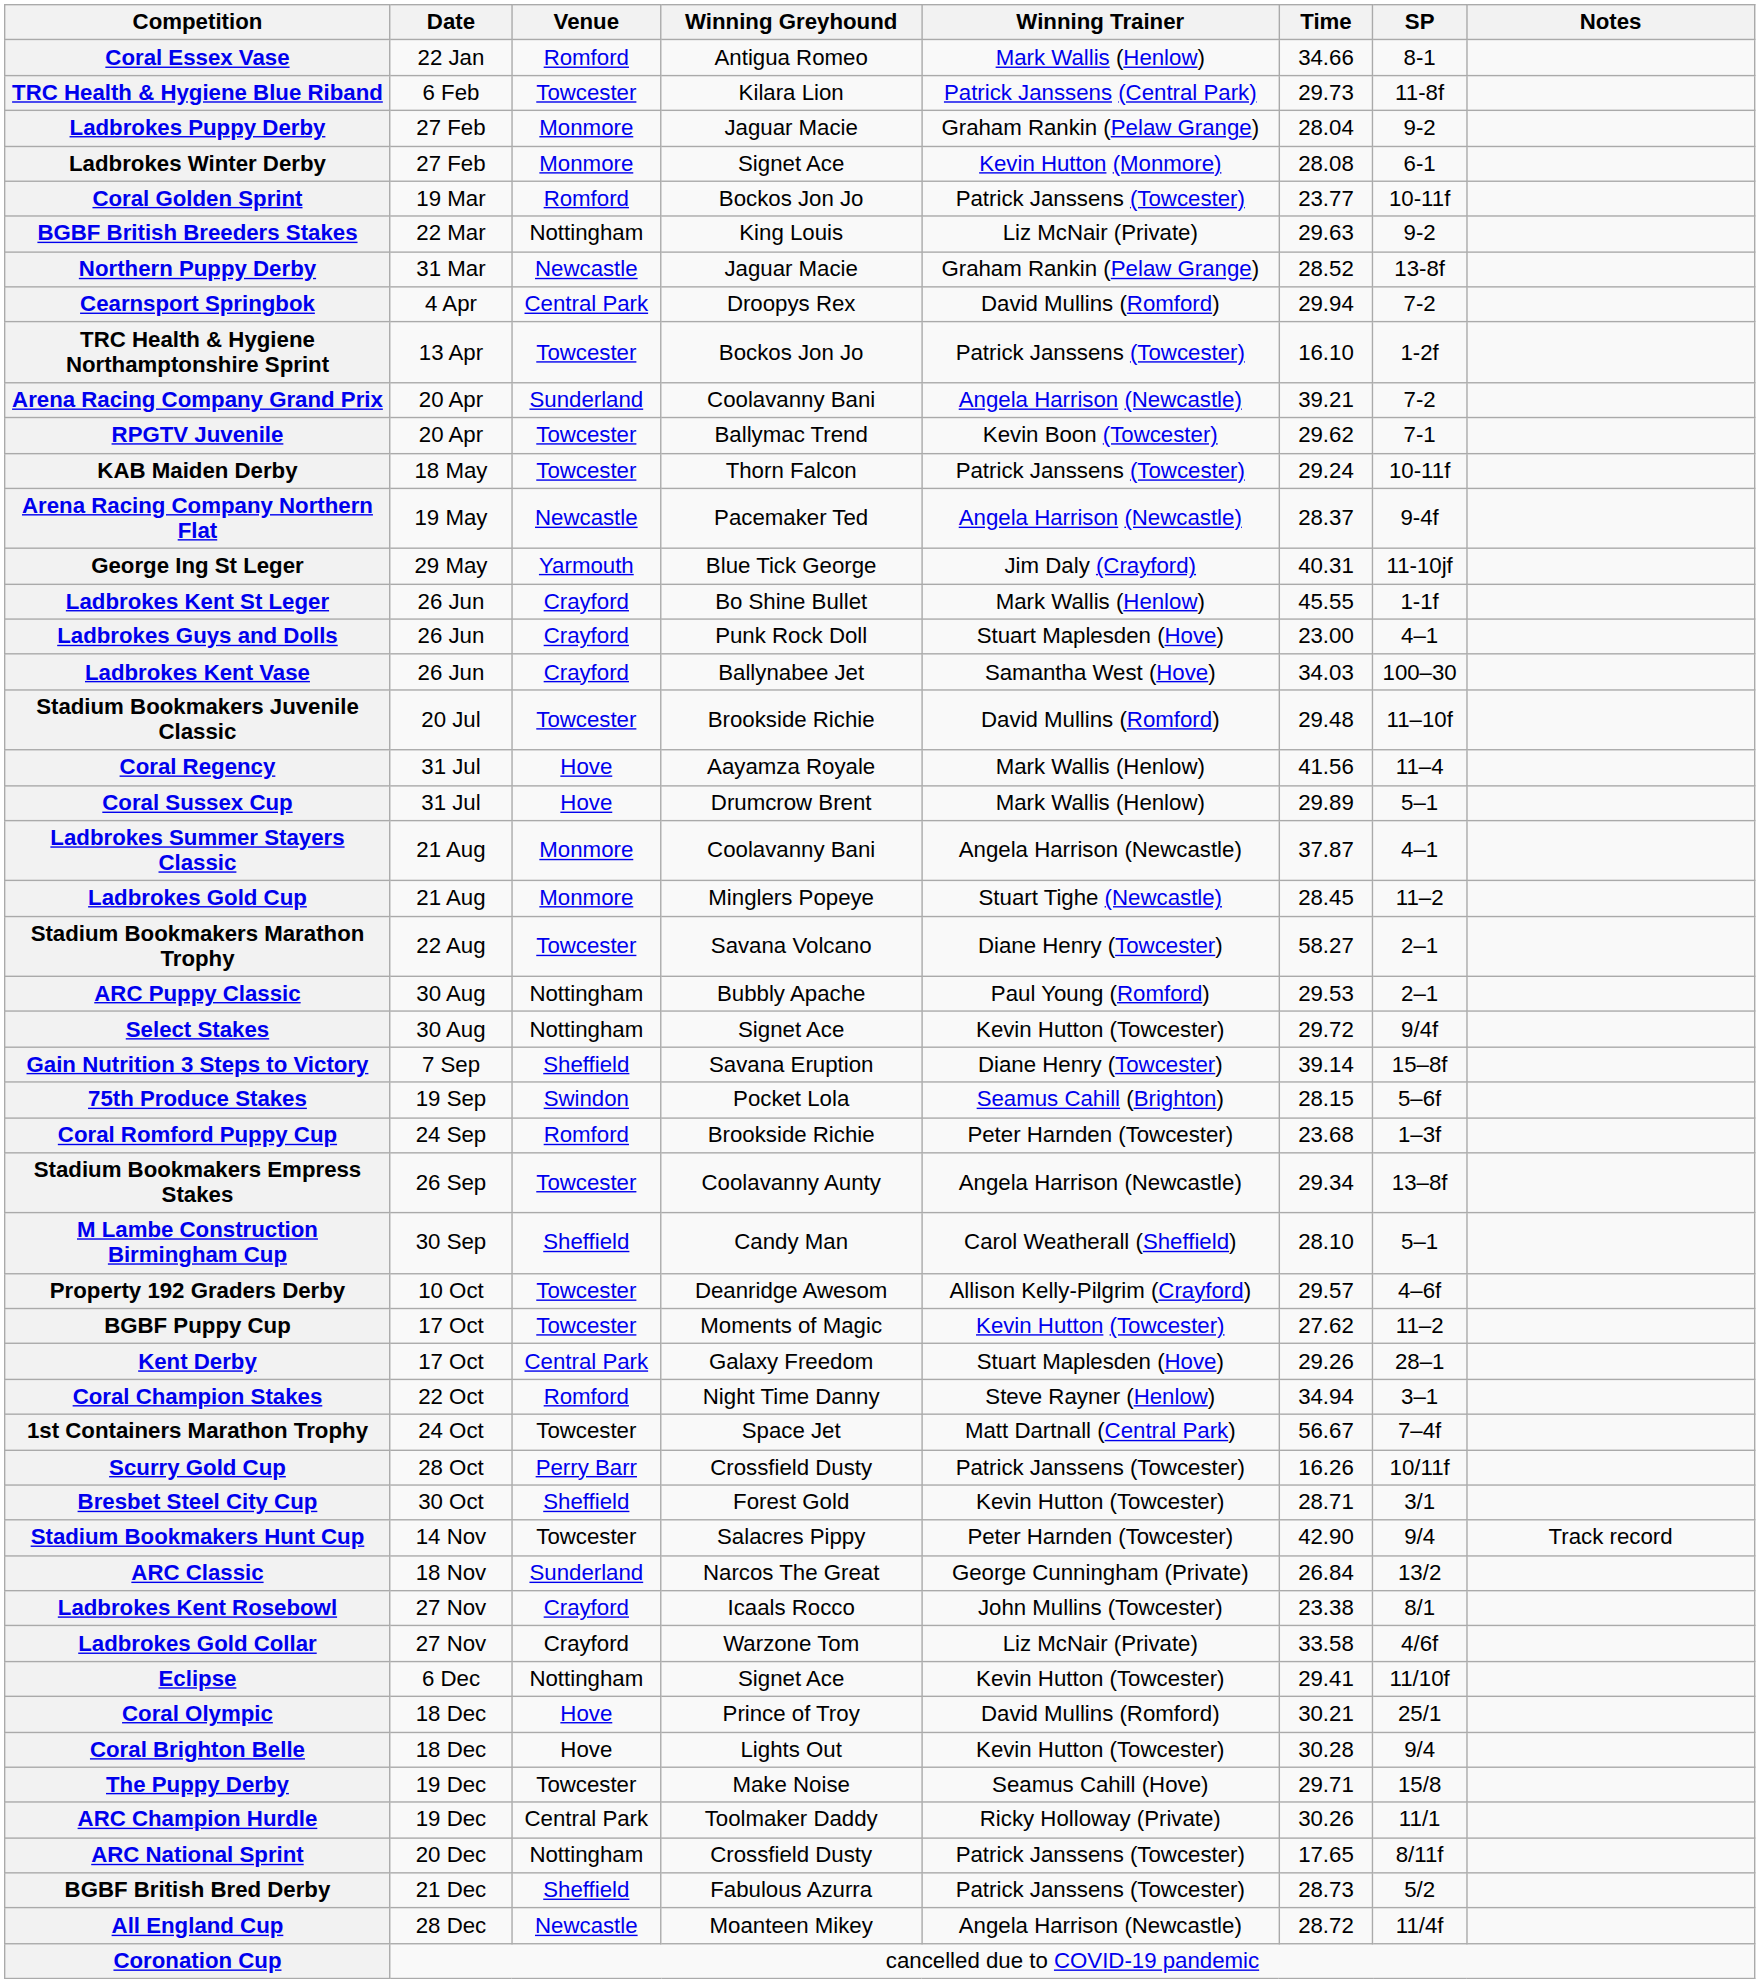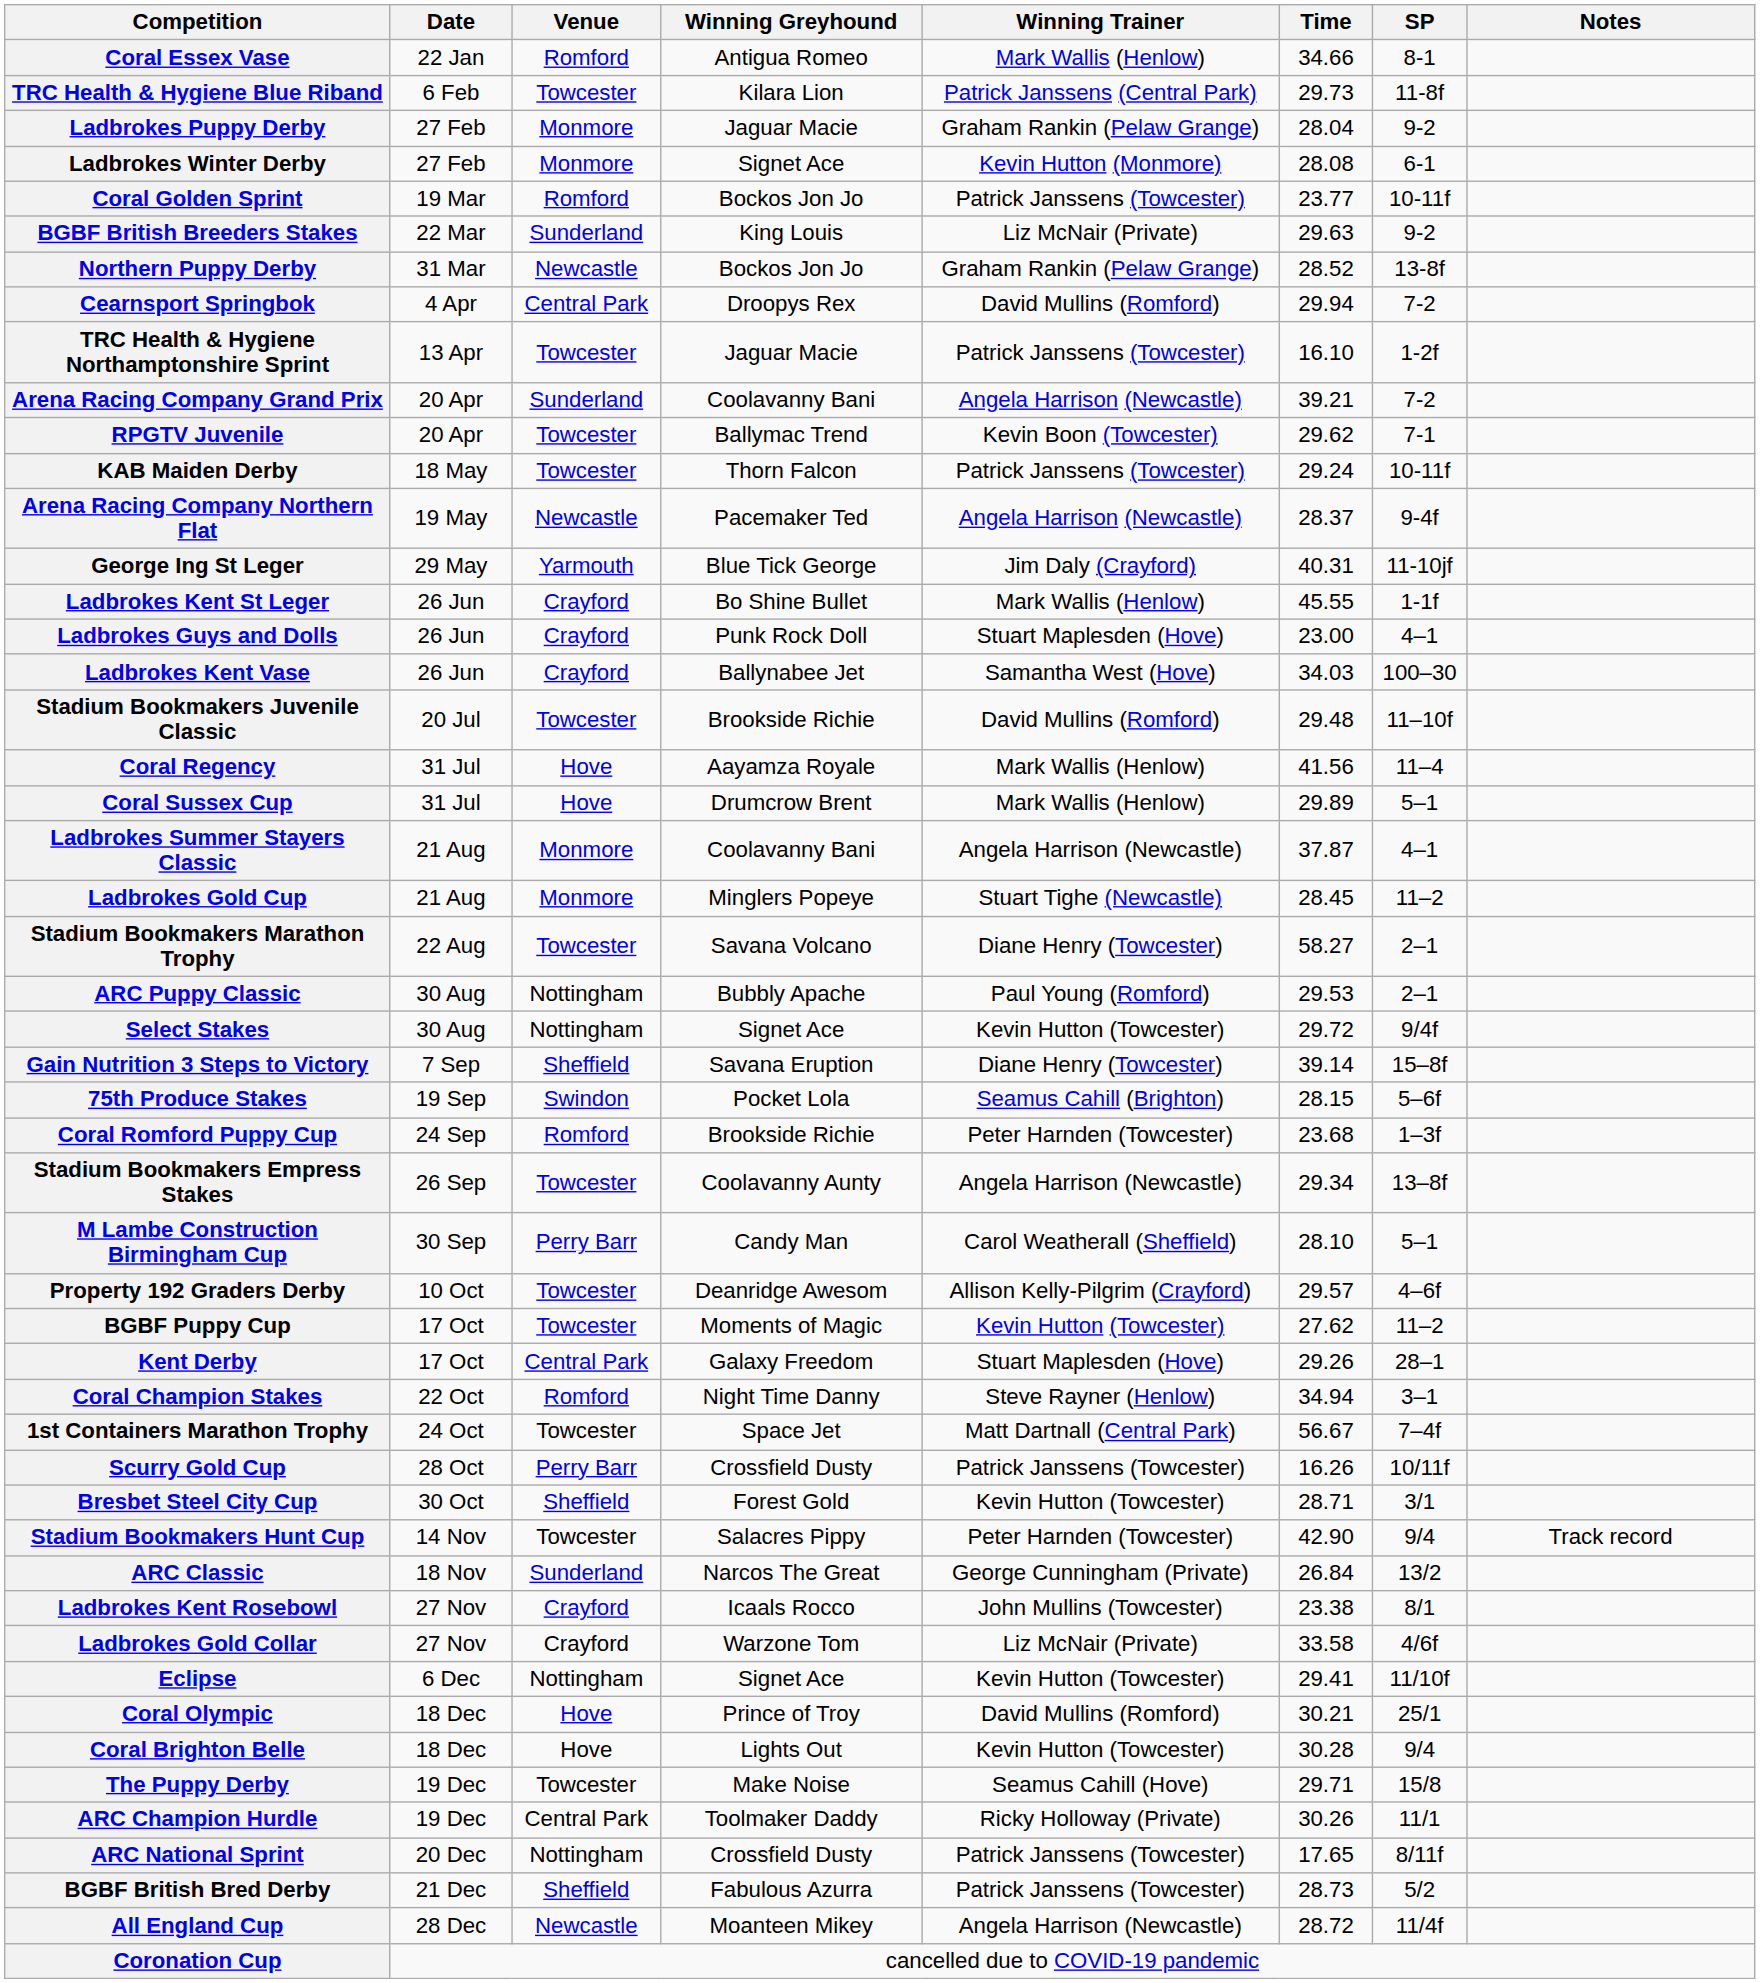(586, 233) Nottingham -> (586, 233) Sunderland
(791, 269) Jaguar Macie -> (791, 269) Bockos Jon Jo
(791, 352) Bockos Jon Jo -> (791, 352) Jaguar Macie
(586, 1242) Sheffield -> (586, 1242) Perry Barr
